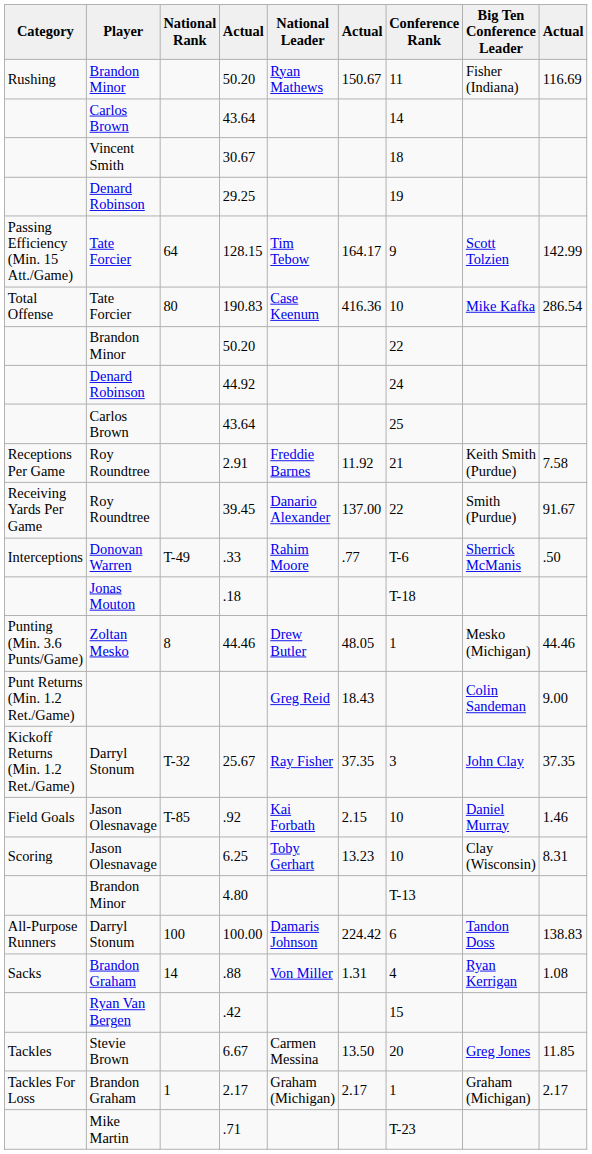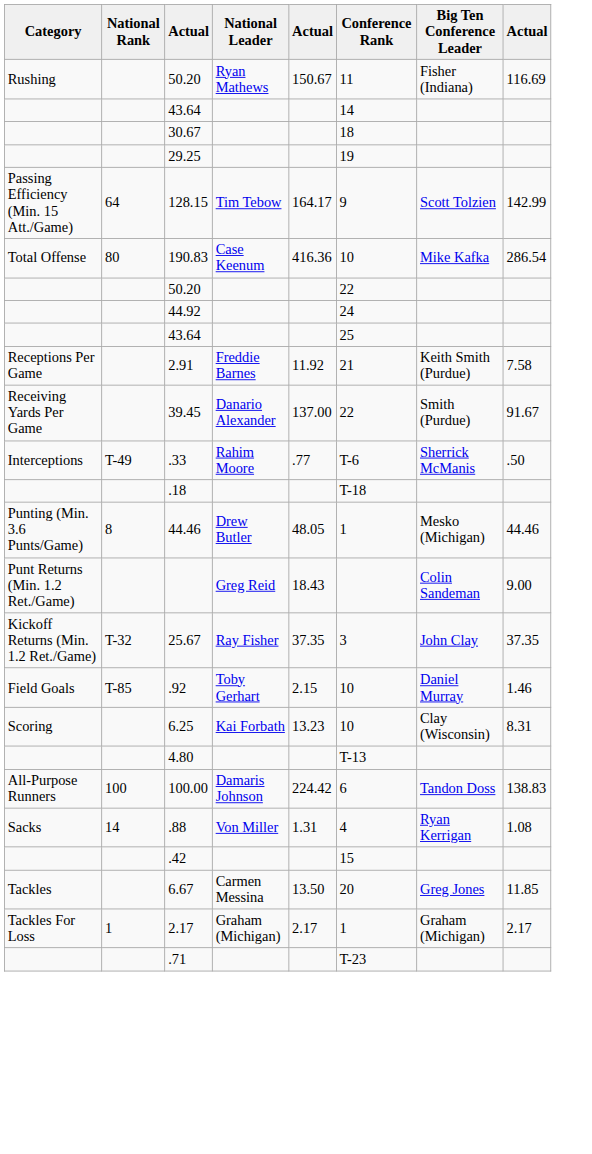- column: (123, 32)
(293, 817) Kai Forbath -> (238, 687) Toby Gerhart
(292, 856) Toby Gerhart -> (250, 726) Kai Forbath
